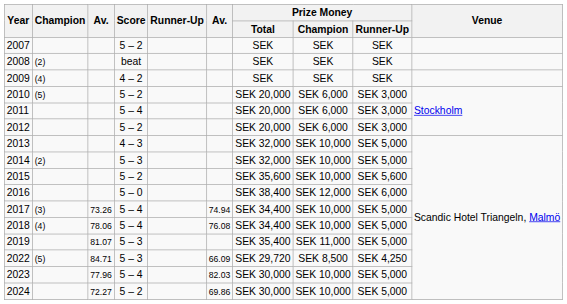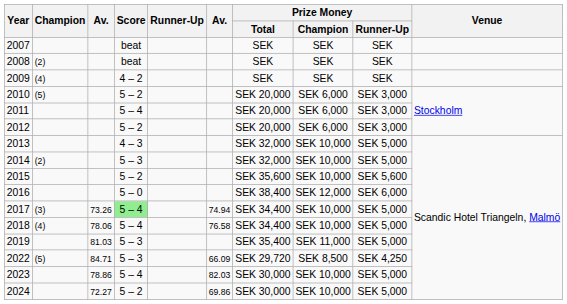(131, 46) 5 – 2 -> (131, 46) beat
(131, 210) no background -> (131, 210) lightgreen background
(220, 227) 76.08 -> (220, 227) 76.58
(101, 243) 81.07 -> (101, 243) 81.03
(101, 276) 77.96 -> (101, 276) 78.86
